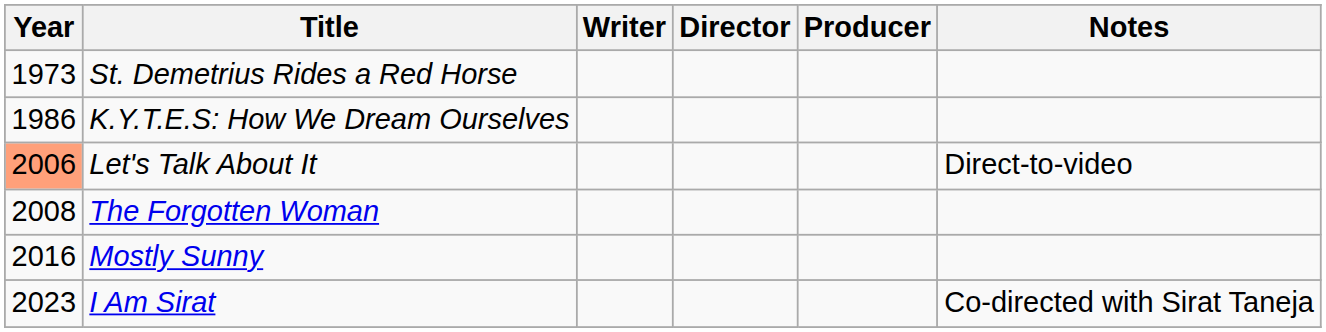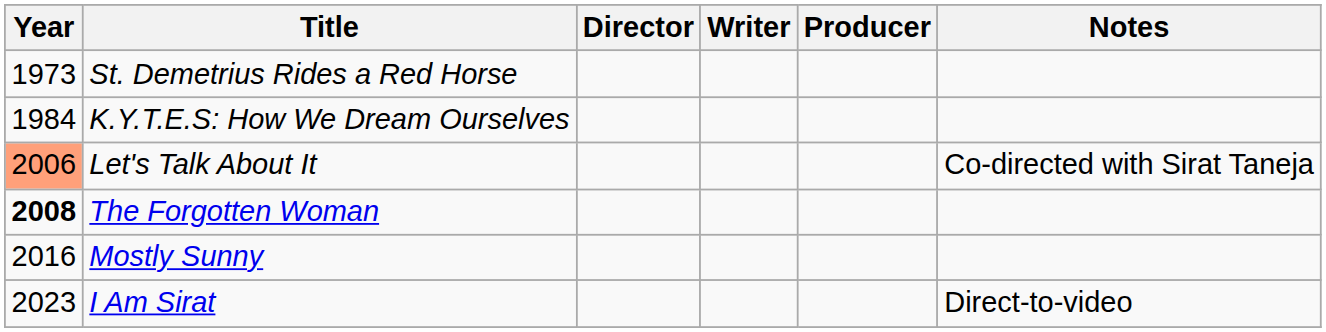columns swapped: (735, 27) <-> (624, 27)
(44, 119) 1986 -> (44, 119) 1984
(1038, 165) Direct-to-video -> (1129, 165) Co-directed with Sirat Taneja
(44, 211) normal -> (44, 211) bold
(1129, 303) Co-directed with Sirat Taneja -> (1038, 303) Direct-to-video
